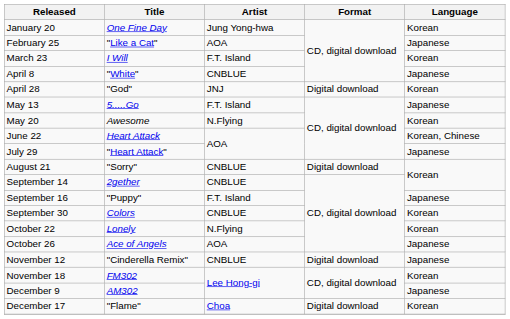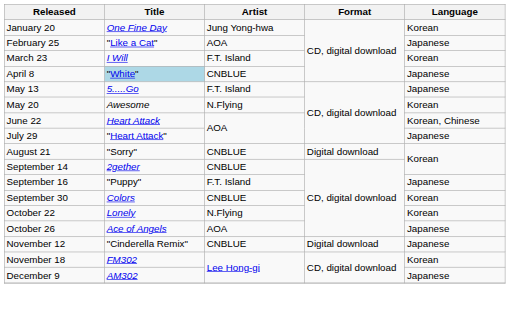(123, 74) no background -> (123, 74) lightblue background
- row: (23, 89)
- row: (36, 306)
